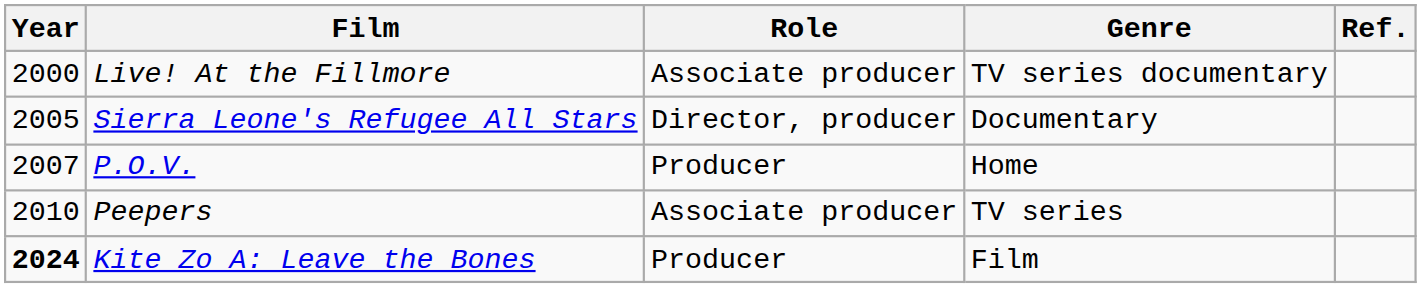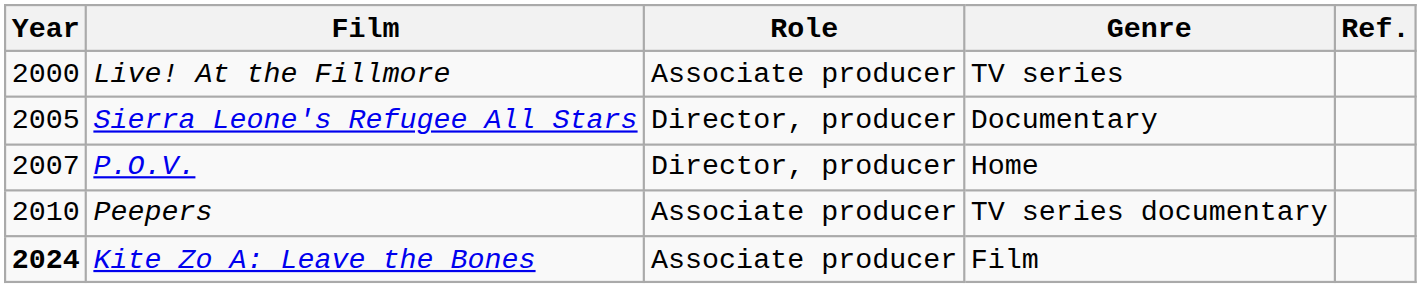(1149, 74) TV series documentary -> (1047, 74) TV series
(719, 167) Producer -> (804, 167) Director, producer
(1047, 213) TV series -> (1149, 213) TV series documentary
(719, 259) Producer -> (804, 259) Associate producer
